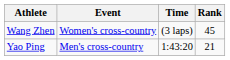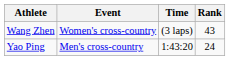(210, 30) 45 -> (210, 30) 43
(210, 47) 21 -> (210, 47) 24
